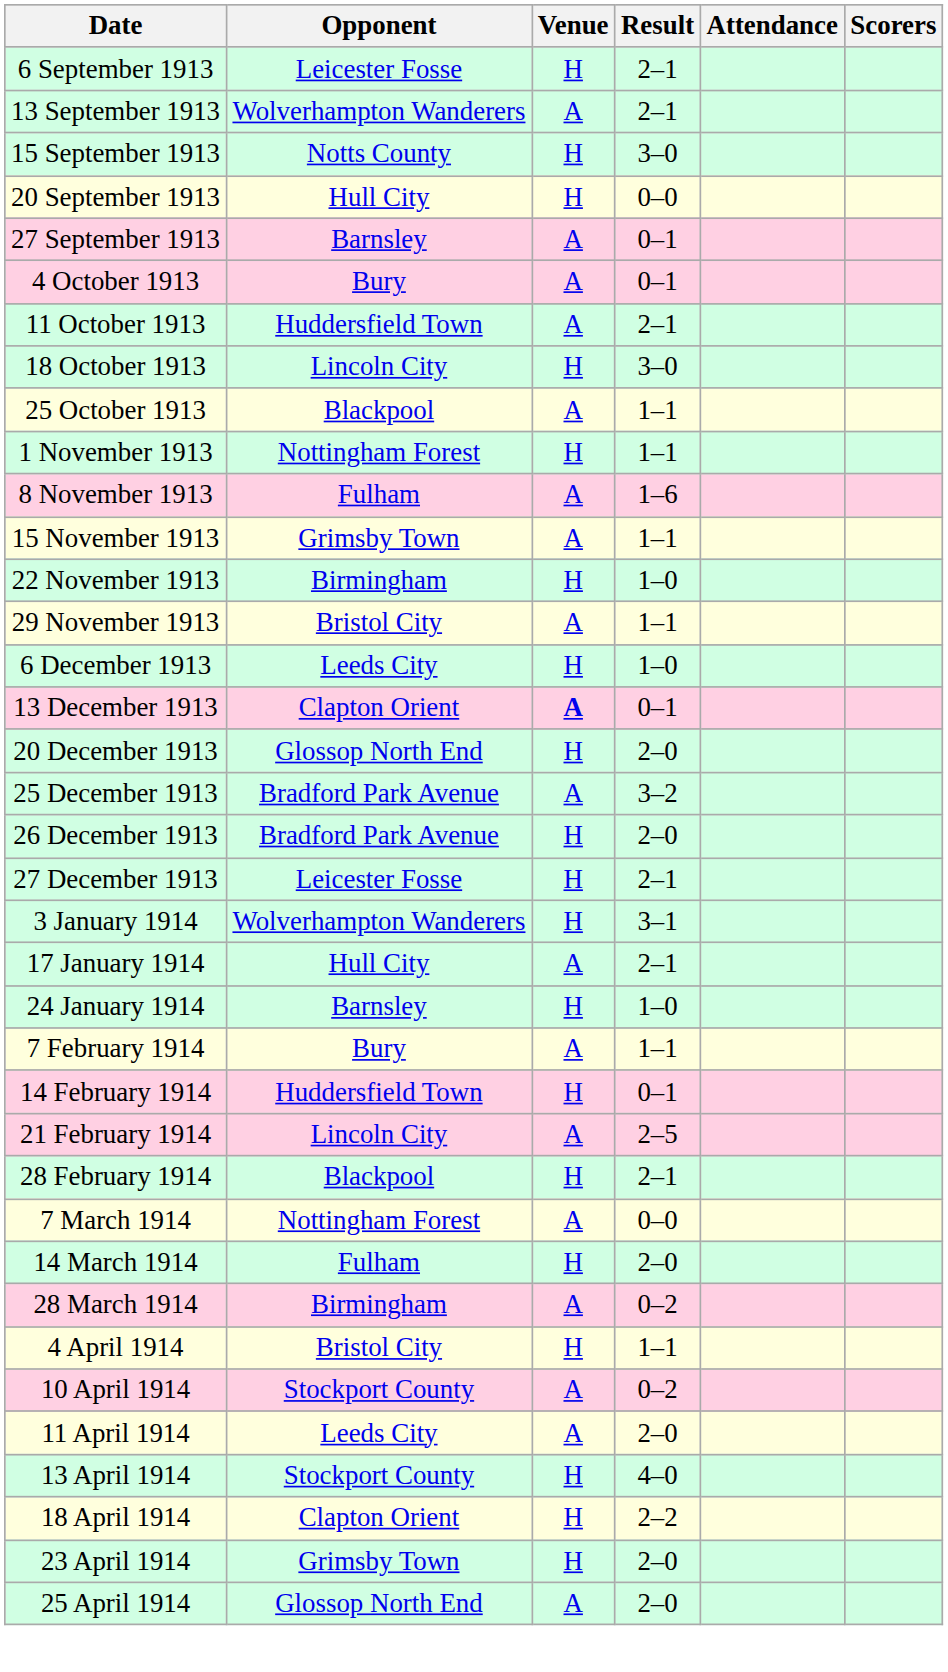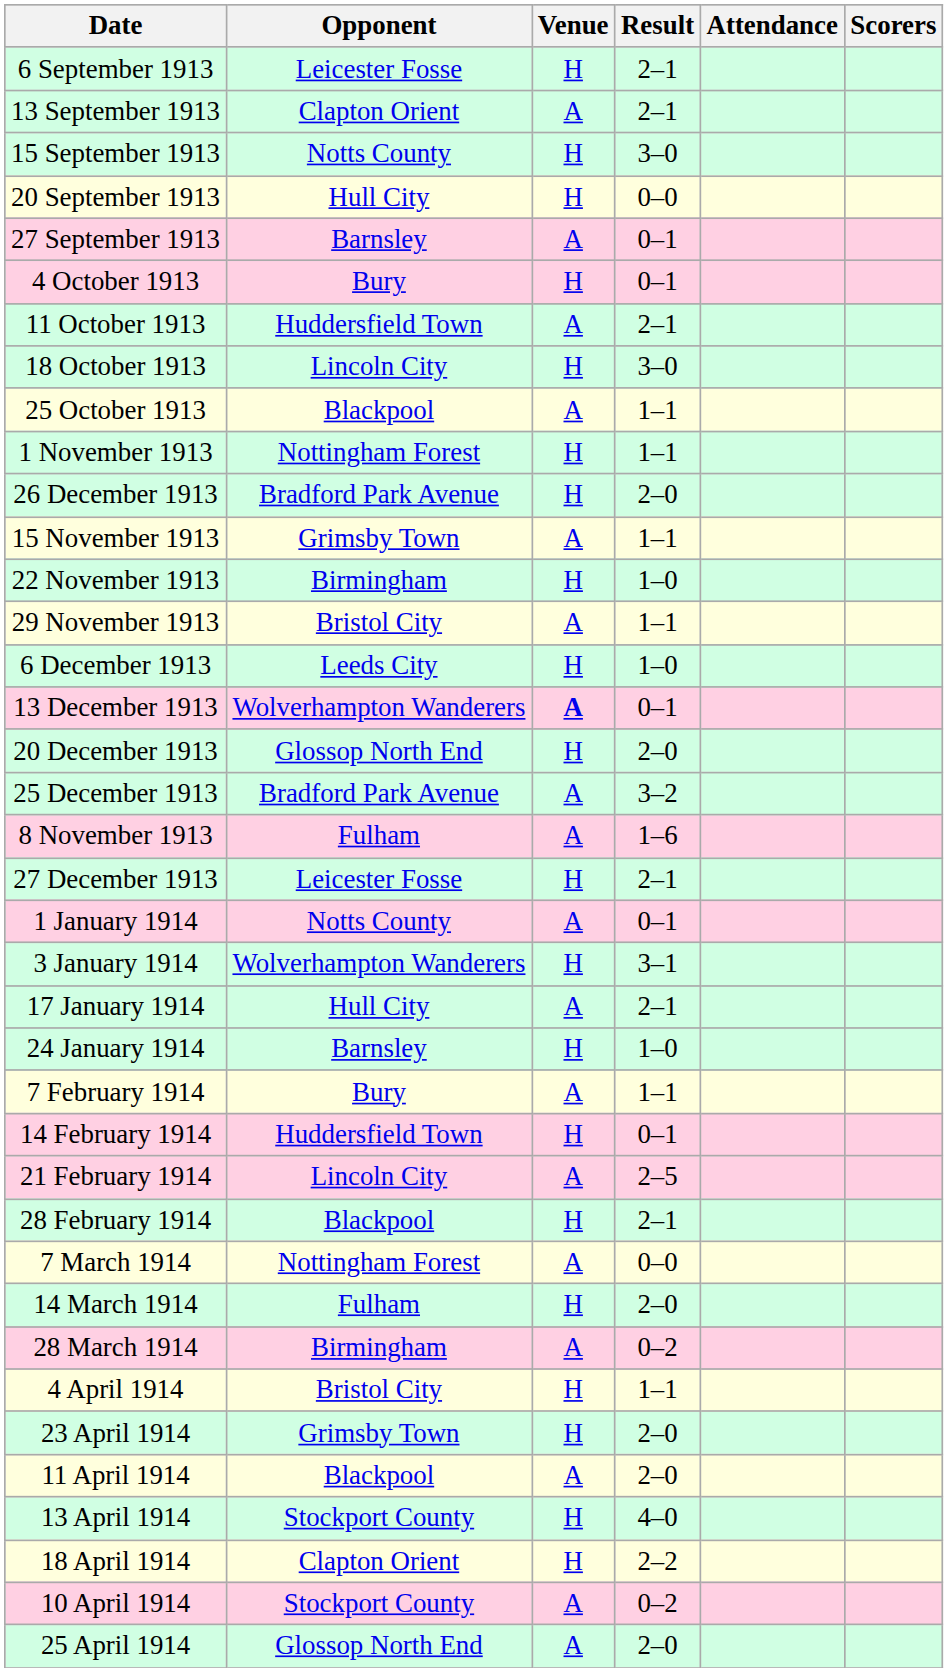(379, 111) Wolverhampton Wanderers -> (379, 111) Clapton Orient
(573, 281) A -> (573, 281) H
rows swapped: (116, 494) <-> (116, 835)
(379, 707) Clapton Orient -> (379, 707) Wolverhampton Wanderers
+ row: (116, 921)
rows swapped: (116, 1389) <-> (116, 1560)
(379, 1432) Leeds City -> (379, 1475) Blackpool
